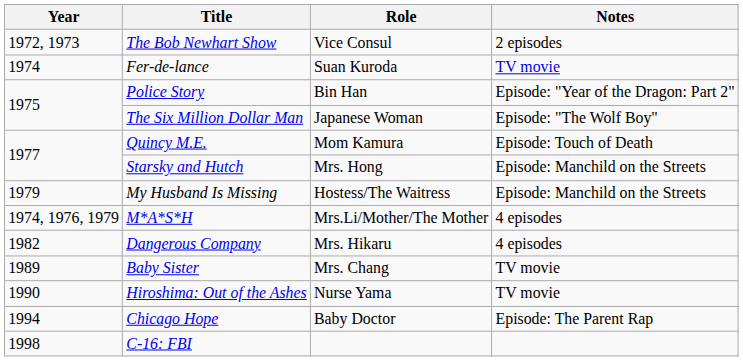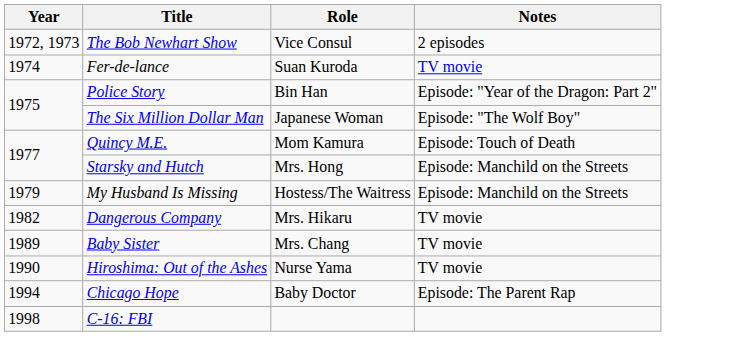- row: (159, 218)
(529, 243) 4 episodes -> (450, 218) TV movie
